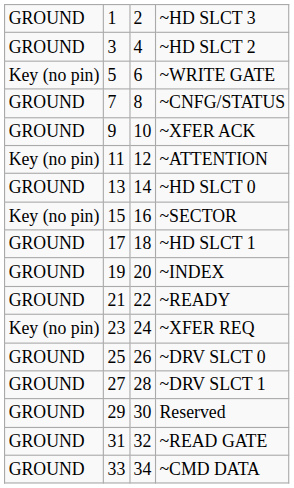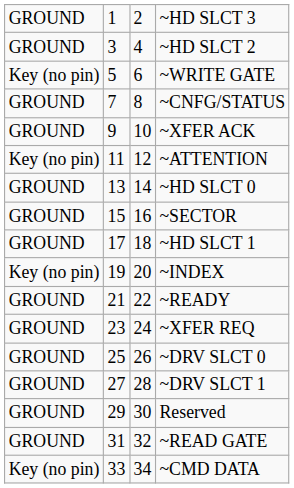(54, 215) Key (no pin) -> (47, 215) GROUND
(47, 272) GROUND -> (54, 272) Key (no pin)
(54, 328) Key (no pin) -> (47, 328) GROUND
(47, 469) GROUND -> (54, 469) Key (no pin)
